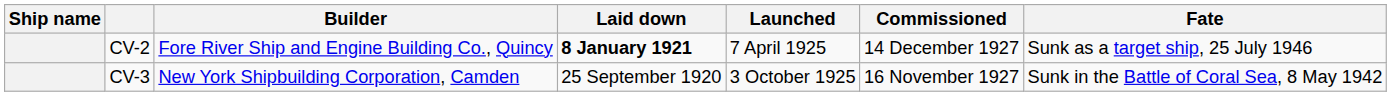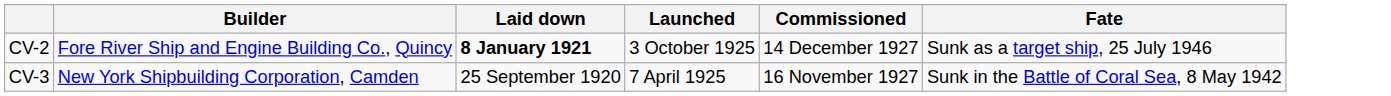- column: (55, 18)
(778, 47) 7 April 1925 -> (692, 47) 3 October 1925
(793, 76) 3 October 1925 -> (677, 76) 7 April 1925
